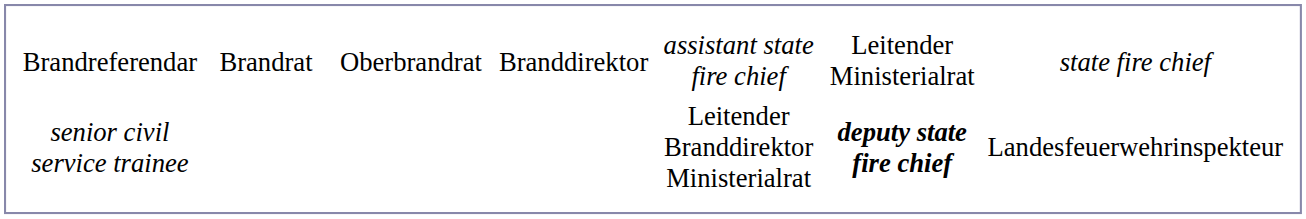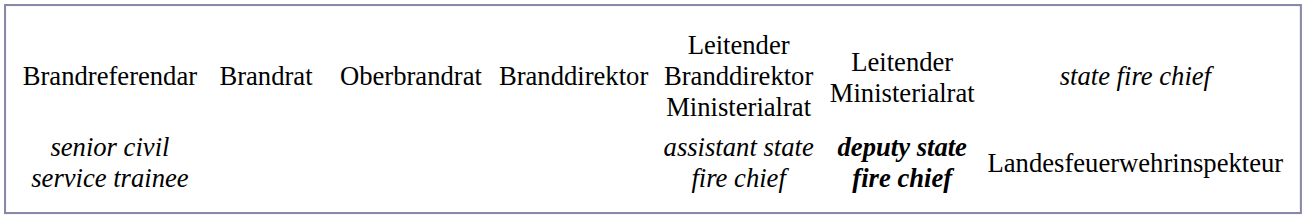(739, 61) assistant state fire chief -> (739, 77) Leitender Branddirektor Ministerialrat
(739, 148) Leitender Branddirektor Ministerialrat -> (739, 163) assistant state fire chief
